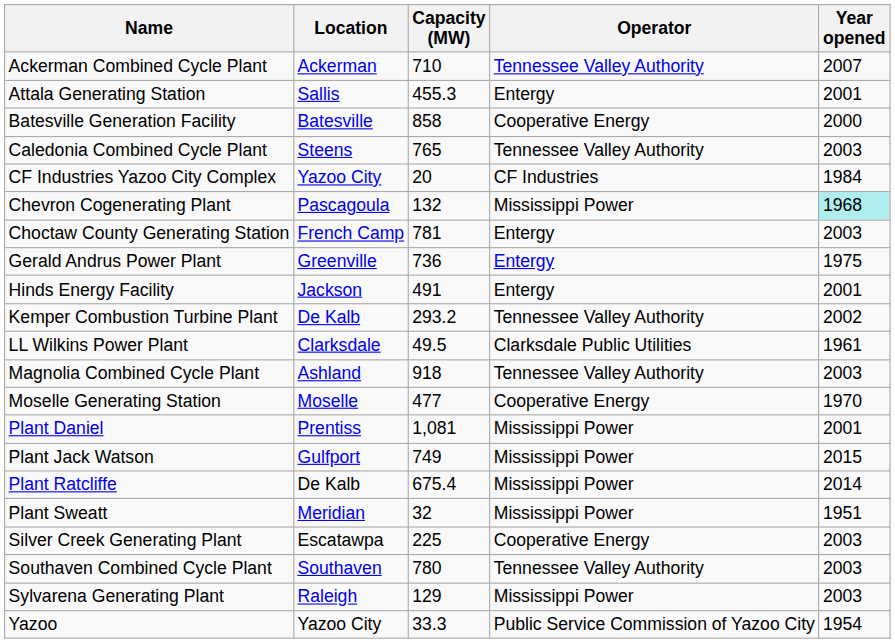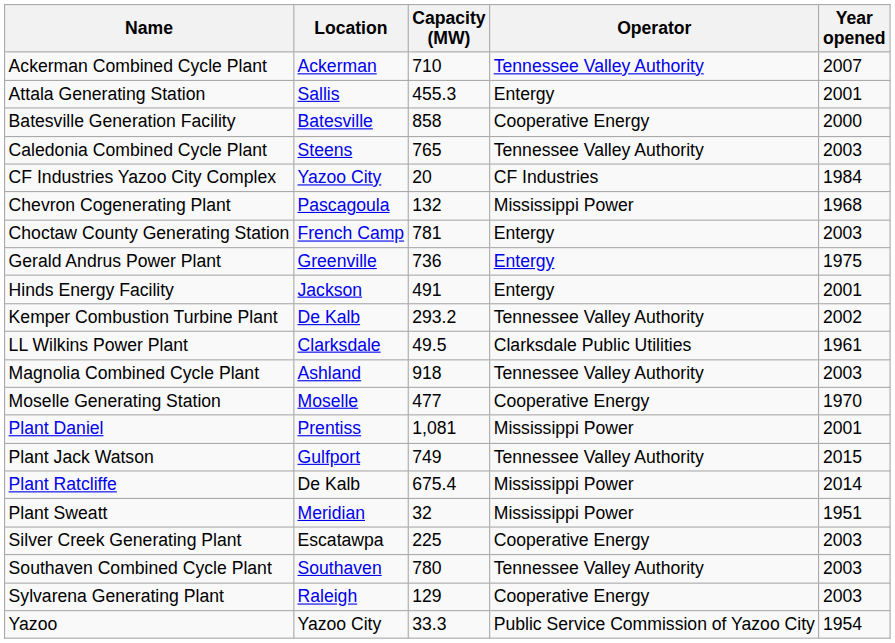(843, 205) paleturquoise background -> (843, 205) no background
(564, 456) Mississippi Power -> (599, 456) Tennessee Valley Authority
(564, 596) Mississippi Power -> (572, 596) Cooperative Energy
